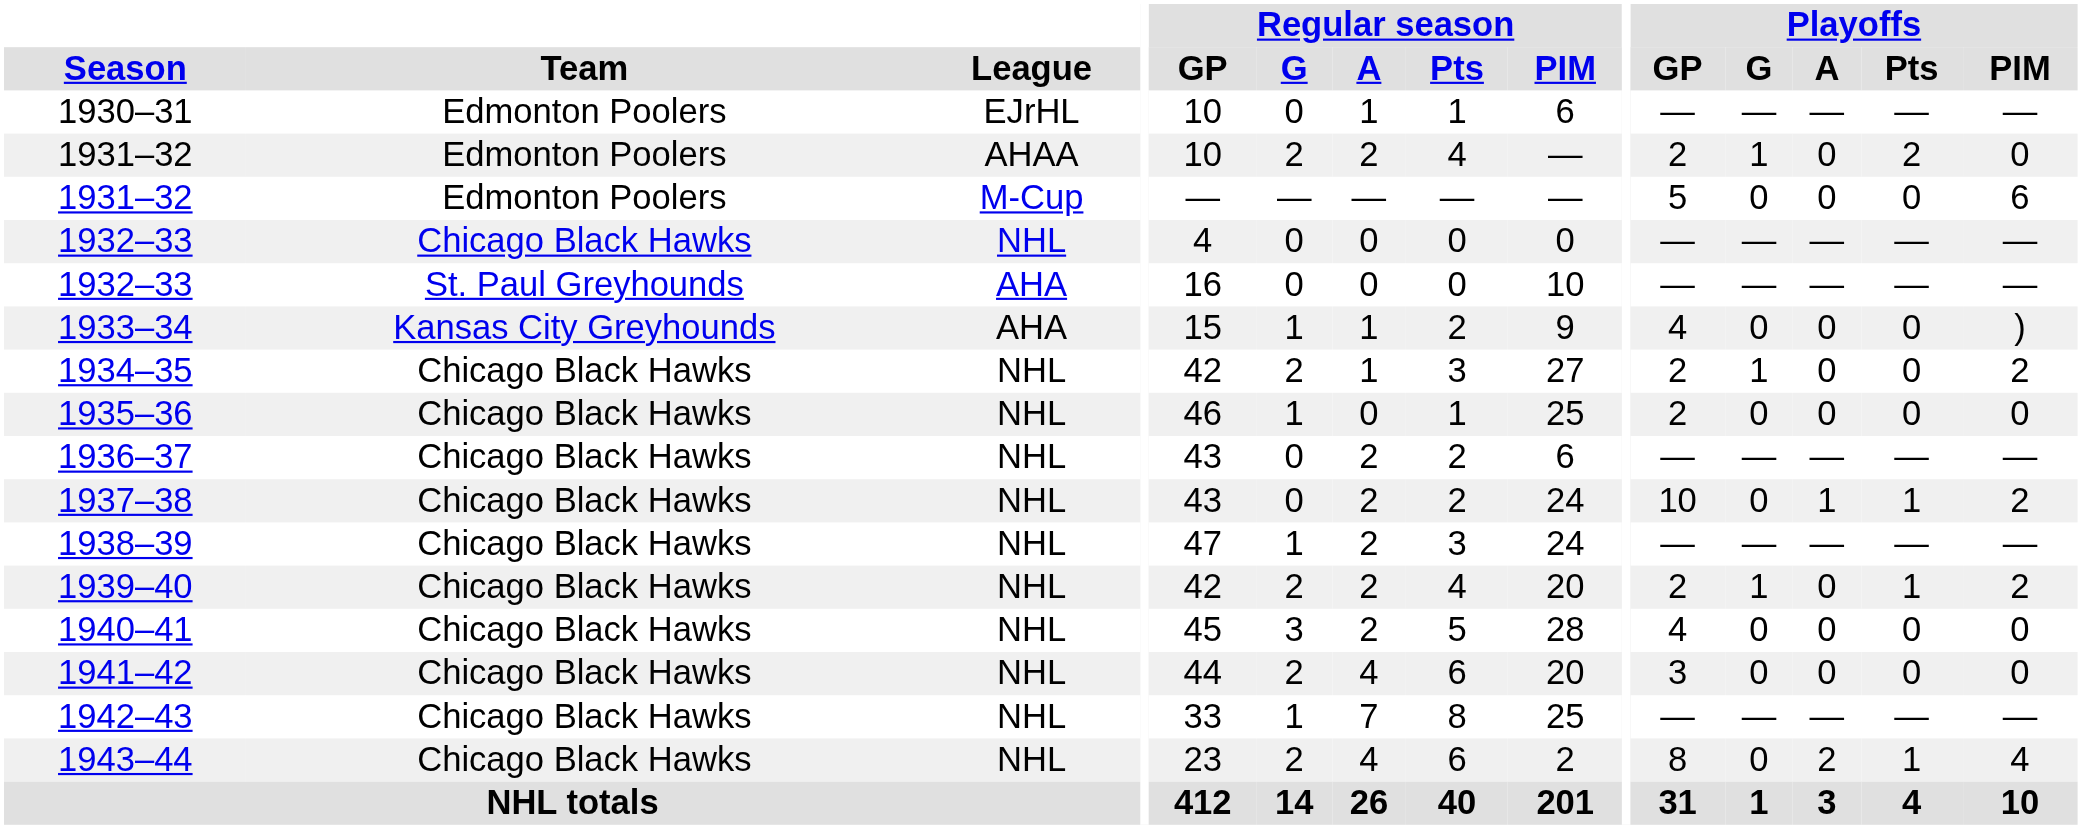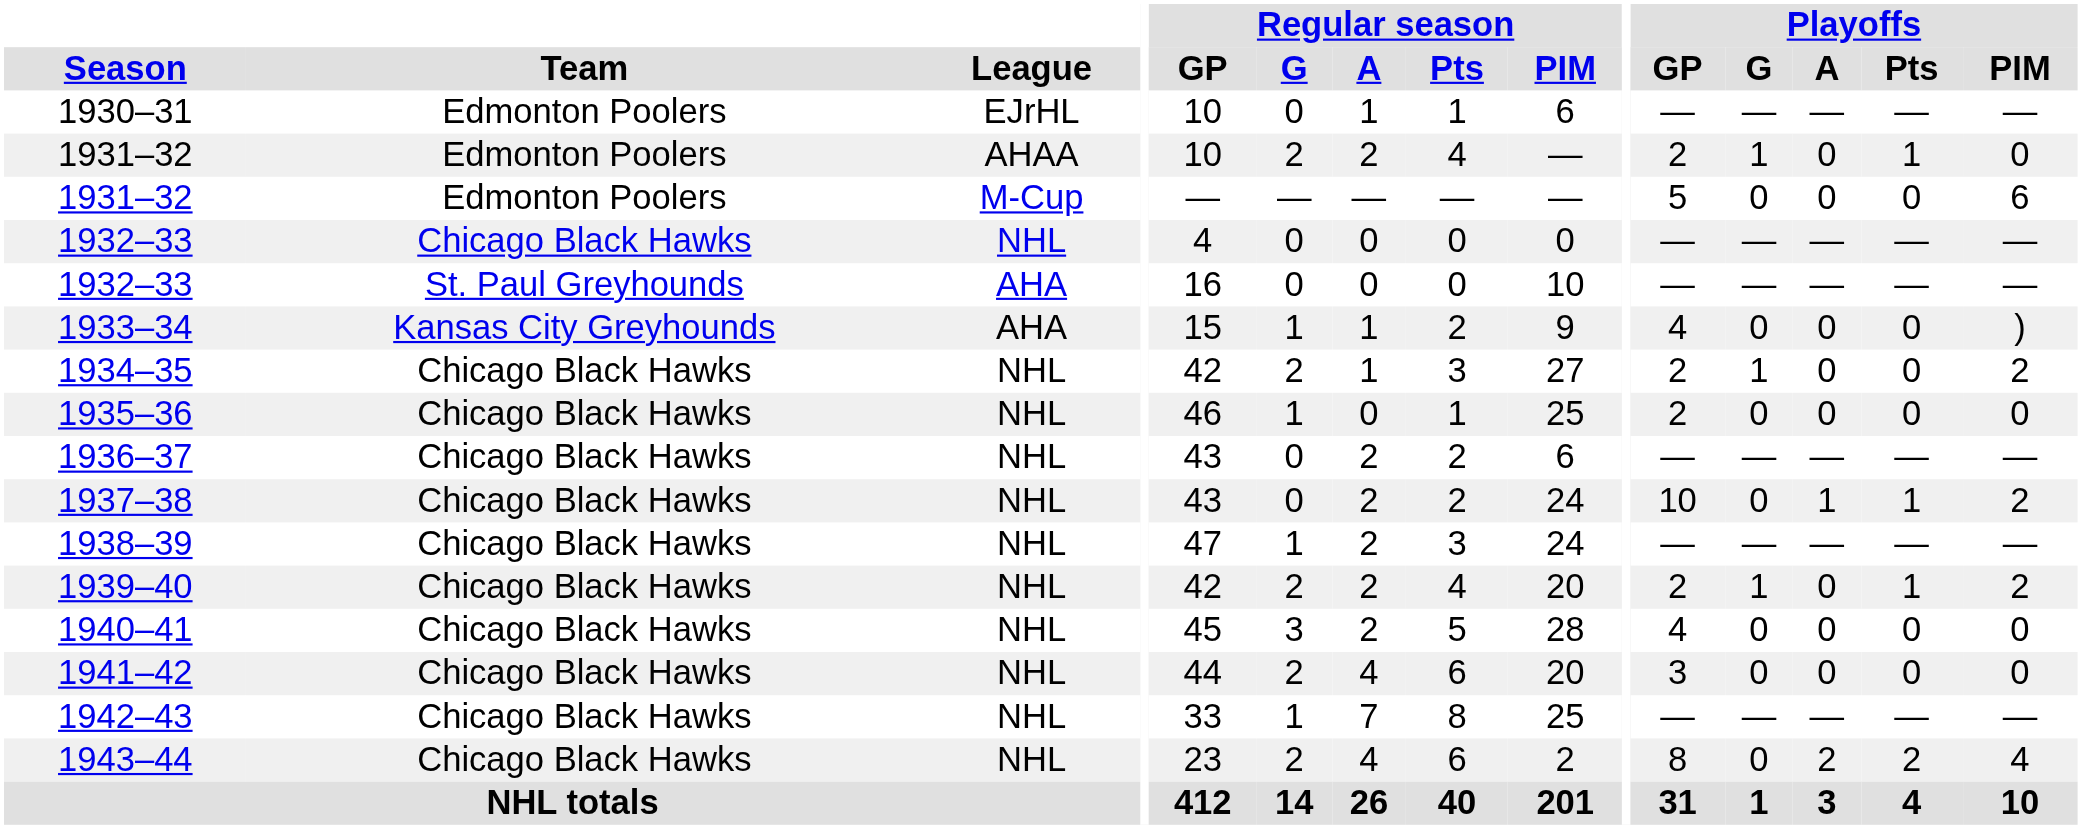(1912, 154) 2 -> (1912, 154) 1
(1912, 759) 1 -> (1912, 759) 2
